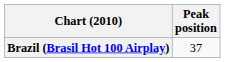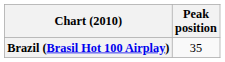(196, 47) 37 -> (196, 47) 35
